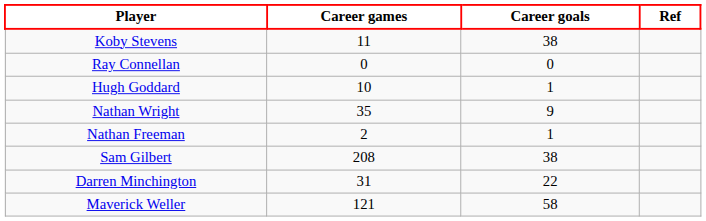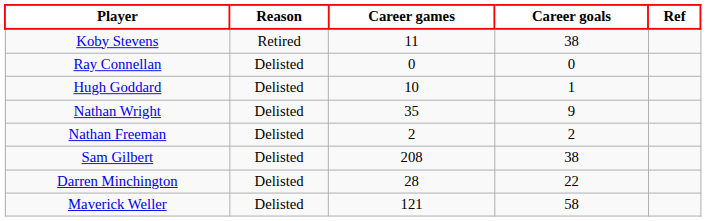+ column: (279, 17)
(550, 134) 1 -> (572, 134) 2
(364, 181) 31 -> (412, 181) 28
